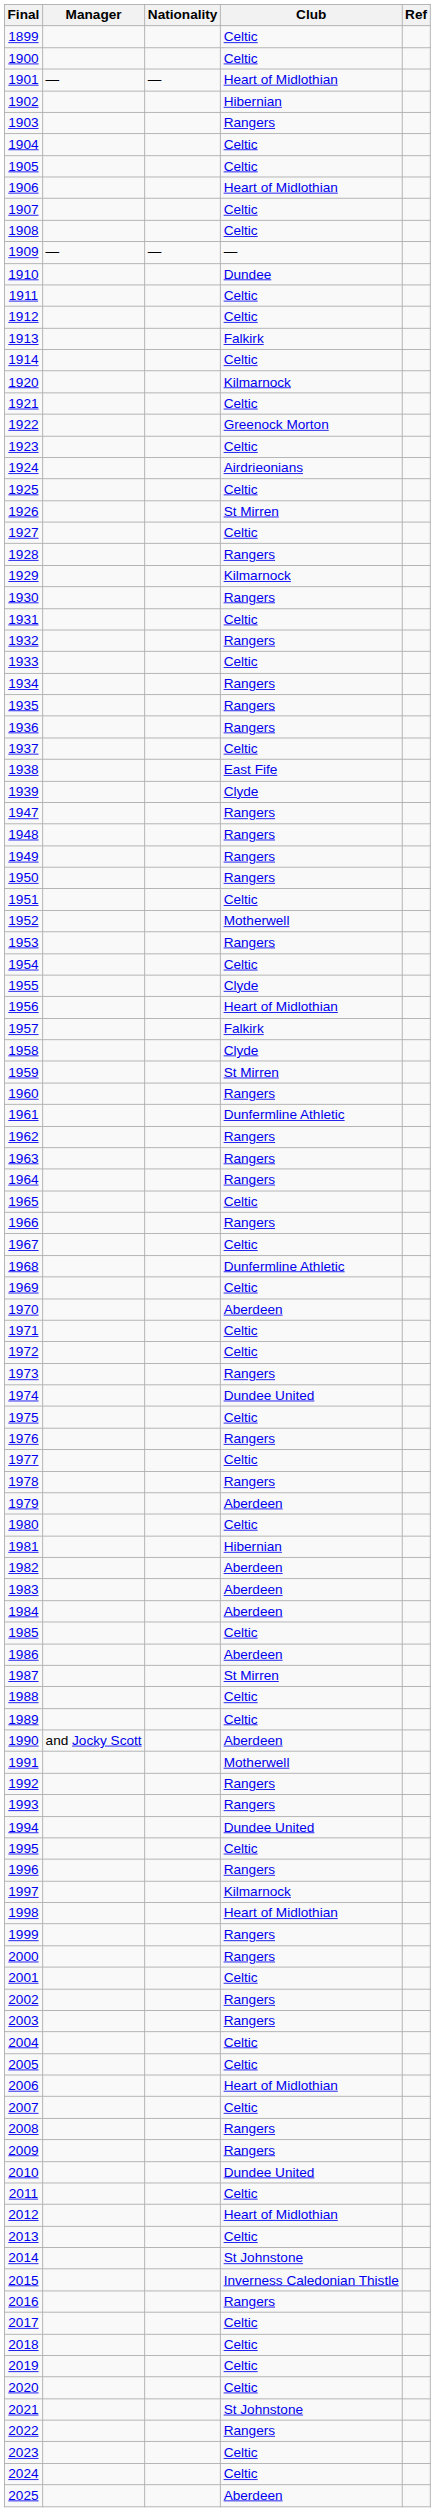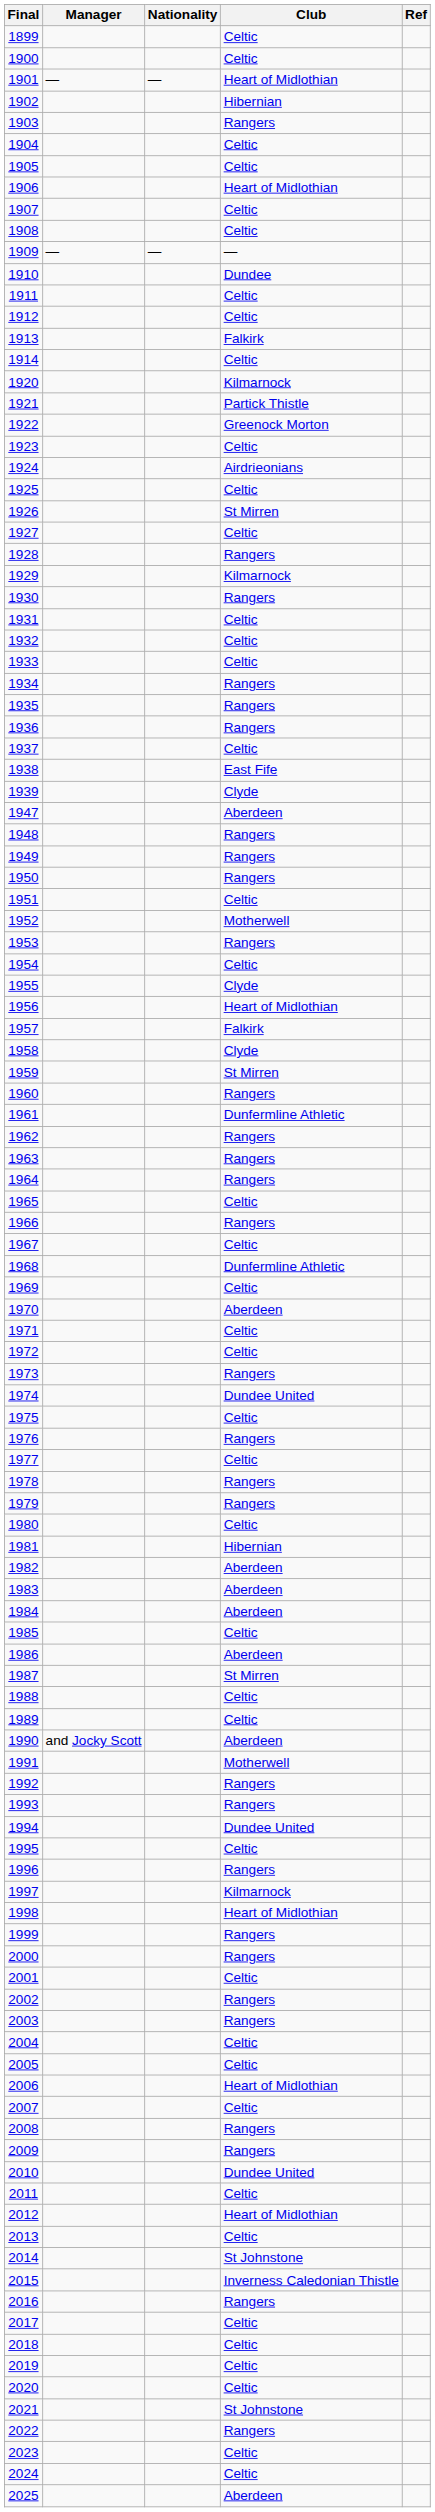(241, 403) Celtic -> (266, 403) Partick Thistle
(249, 640) Rangers -> (241, 640) Celtic
(249, 813) Rangers -> (253, 813) Aberdeen
(253, 1503) Aberdeen -> (249, 1503) Rangers
